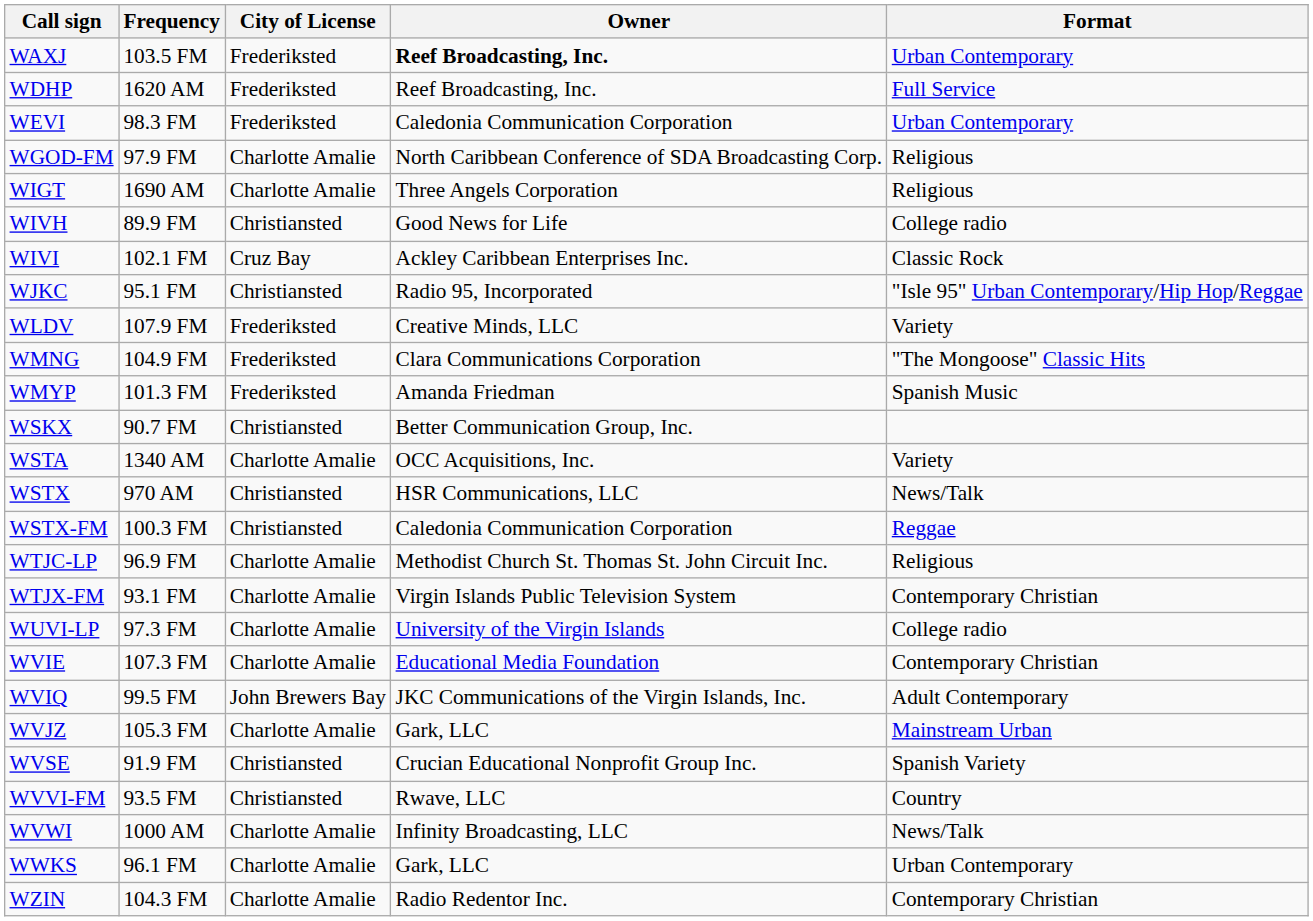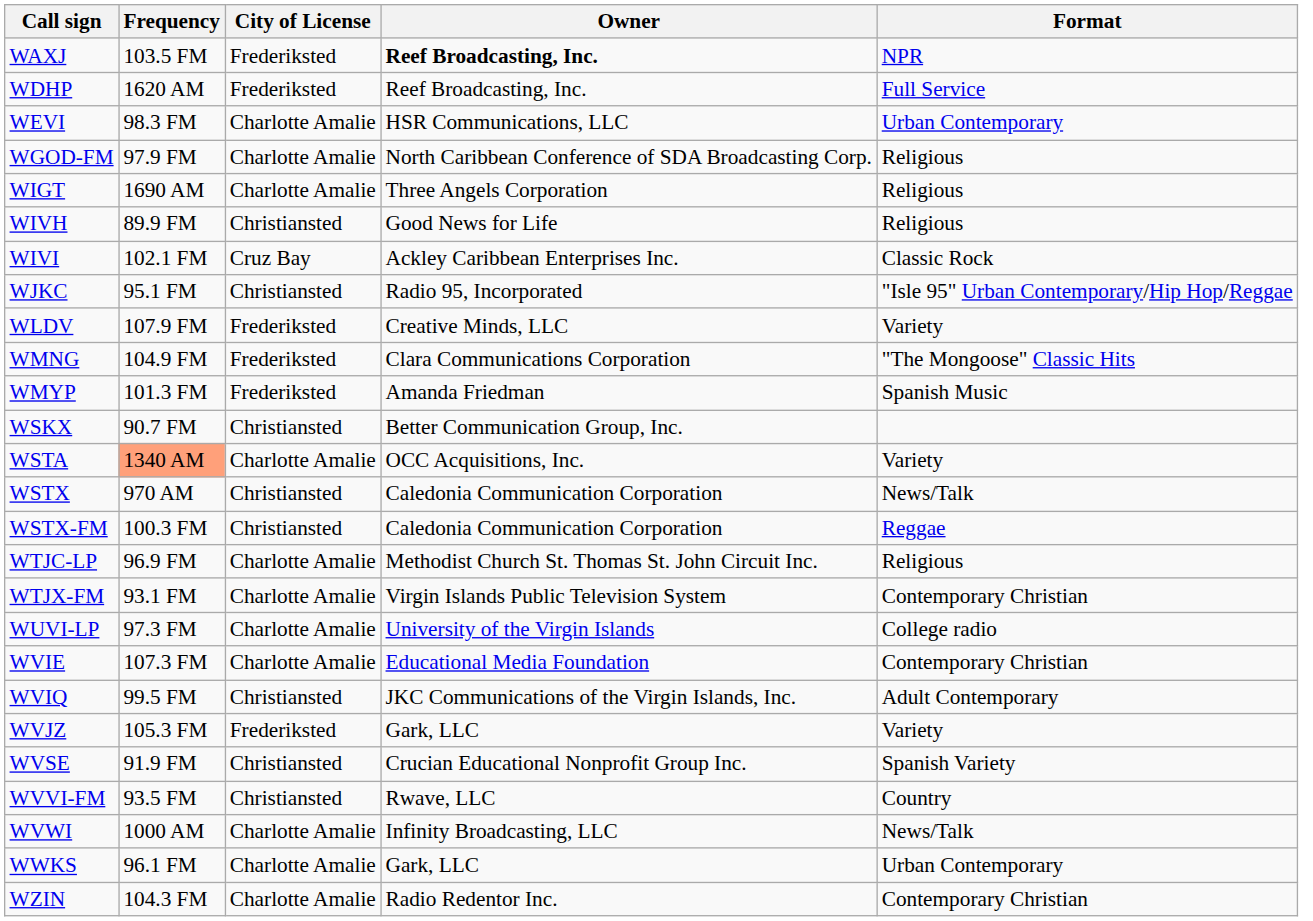(982, 55) Urban Contemporary -> (902, 55) NPR
(283, 122) Frederiksted -> (303, 122) Charlotte Amalie
(564, 122) Caledonia Communication Corporation -> (507, 122) HSR Communications, LLC
(949, 223) College radio -> (923, 223) Religious
(164, 460) no background -> (164, 460) lightsalmon background
(517, 493) HSR Communications, LLC -> (554, 493) Caledonia Communication Corporation
(308, 696) John Brewers Bay -> (286, 696) Christiansted
(303, 730) Charlotte Amalie -> (283, 730) Frederiksted
(972, 730) Mainstream Urban -> (912, 730) Variety
